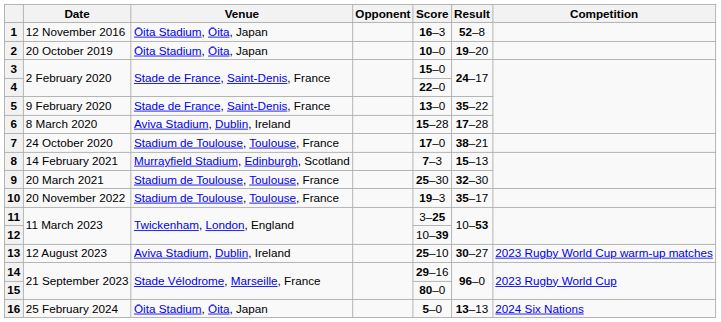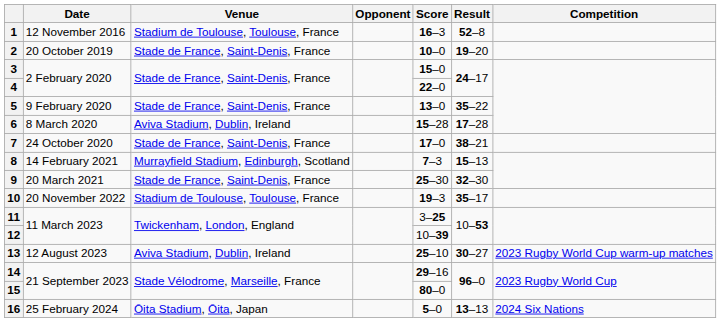(201, 32) Ōita Stadium, Ōita, Japan -> (236, 32) Stadium de Toulouse, Toulouse, France
(201, 50) Ōita Stadium, Ōita, Japan -> (232, 50) Stade de France, Saint-Denis, France
(236, 142) Stadium de Toulouse, Toulouse, France -> (232, 142) Stade de France, Saint-Denis, France
(236, 179) Stadium de Toulouse, Toulouse, France -> (232, 179) Stade de France, Saint-Denis, France
